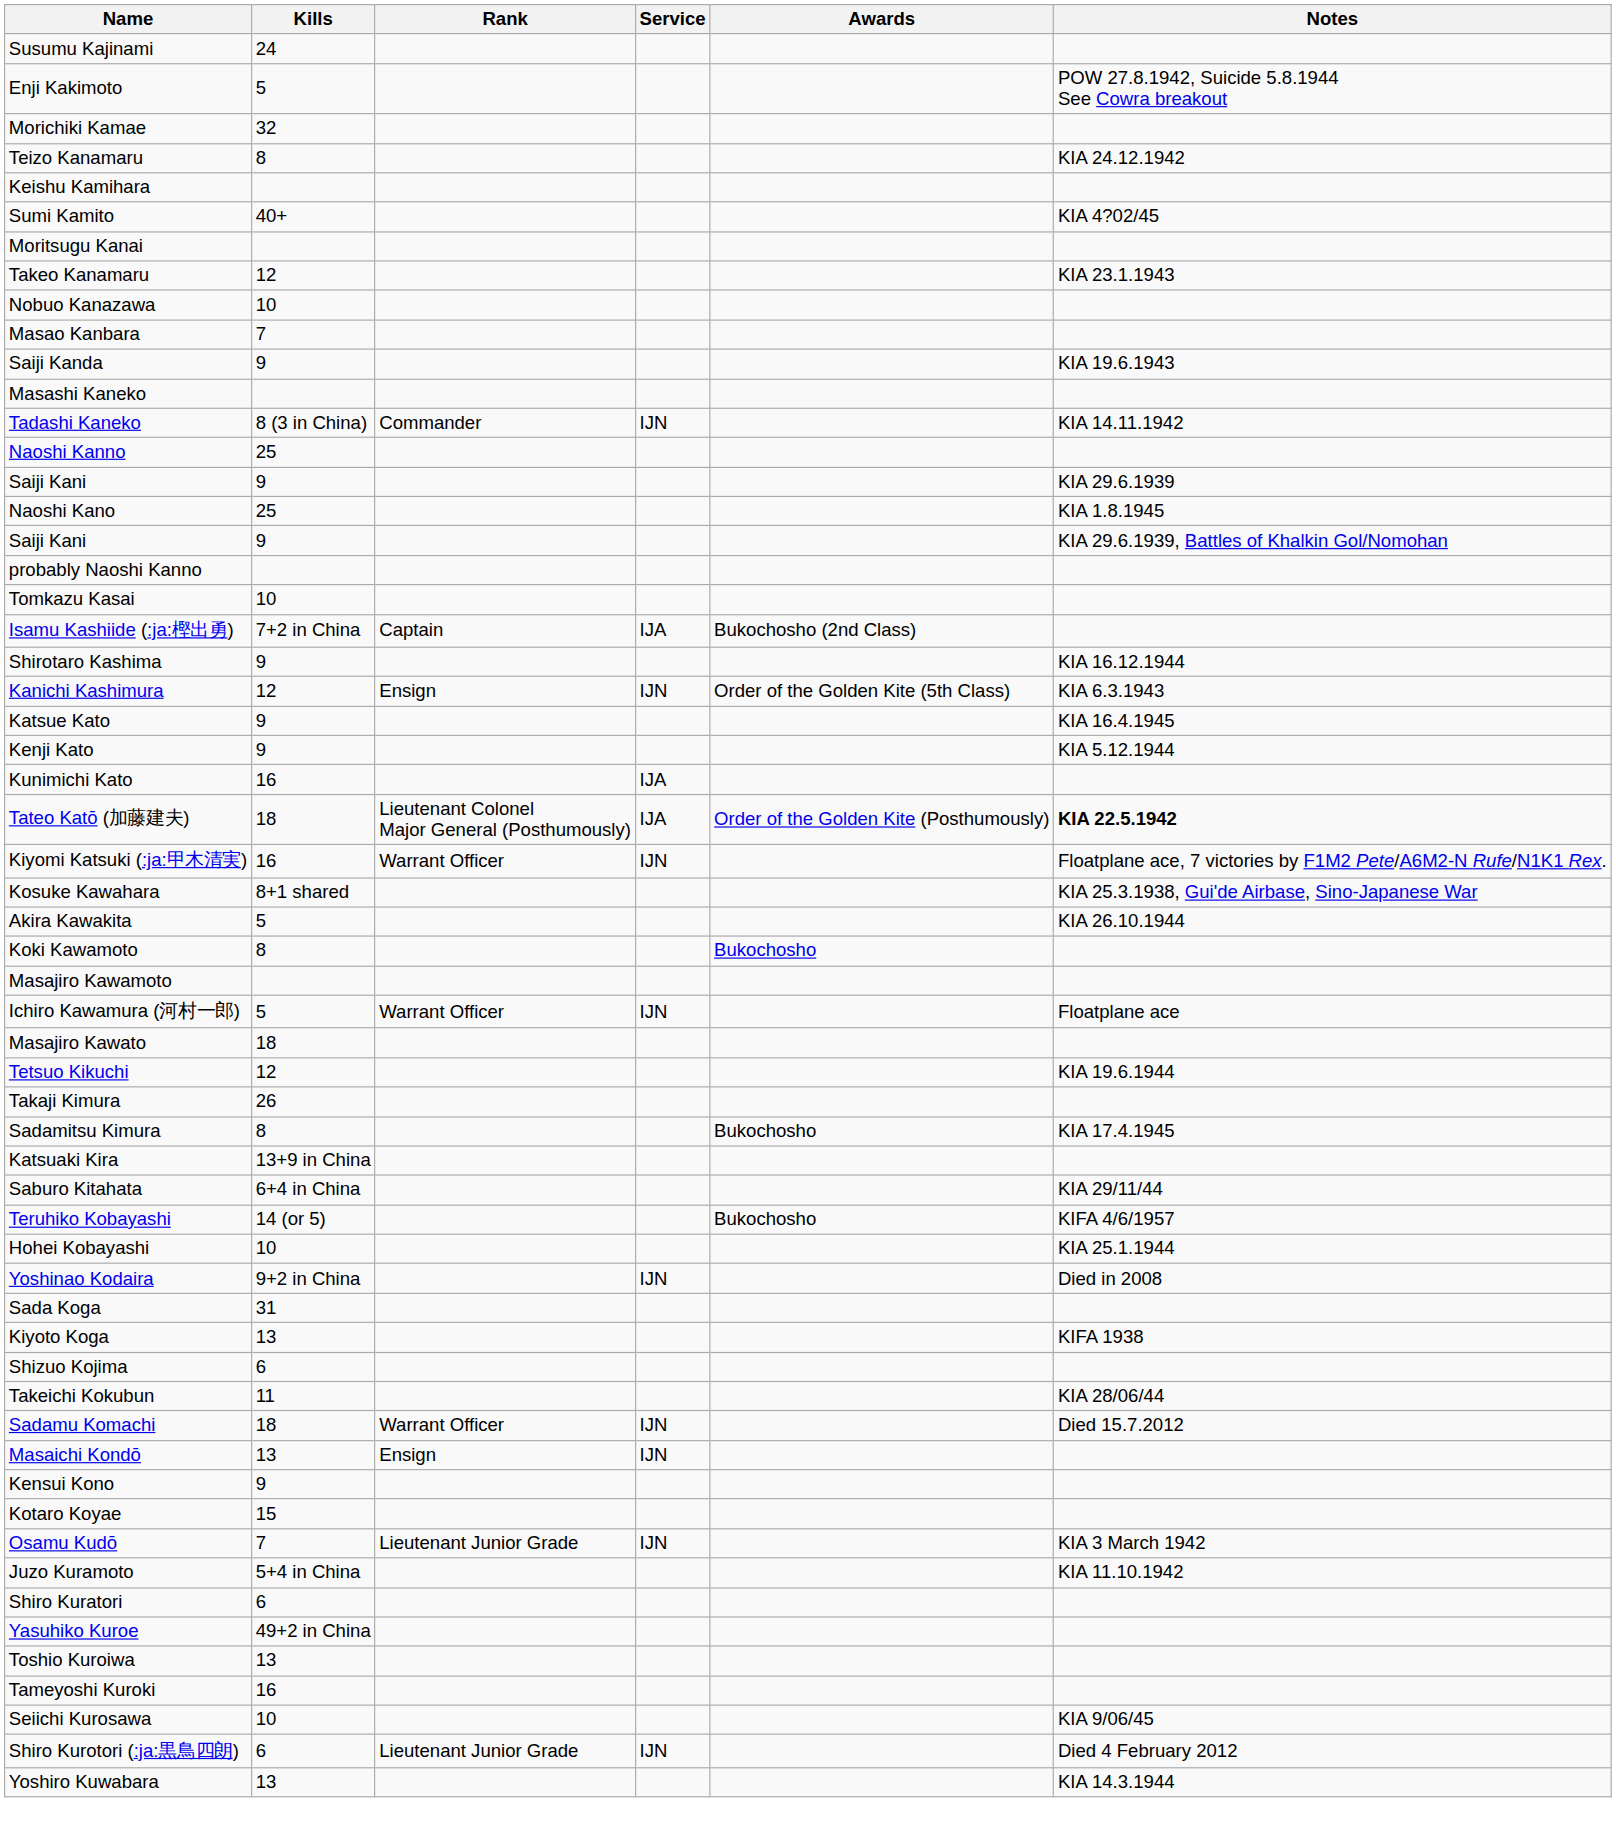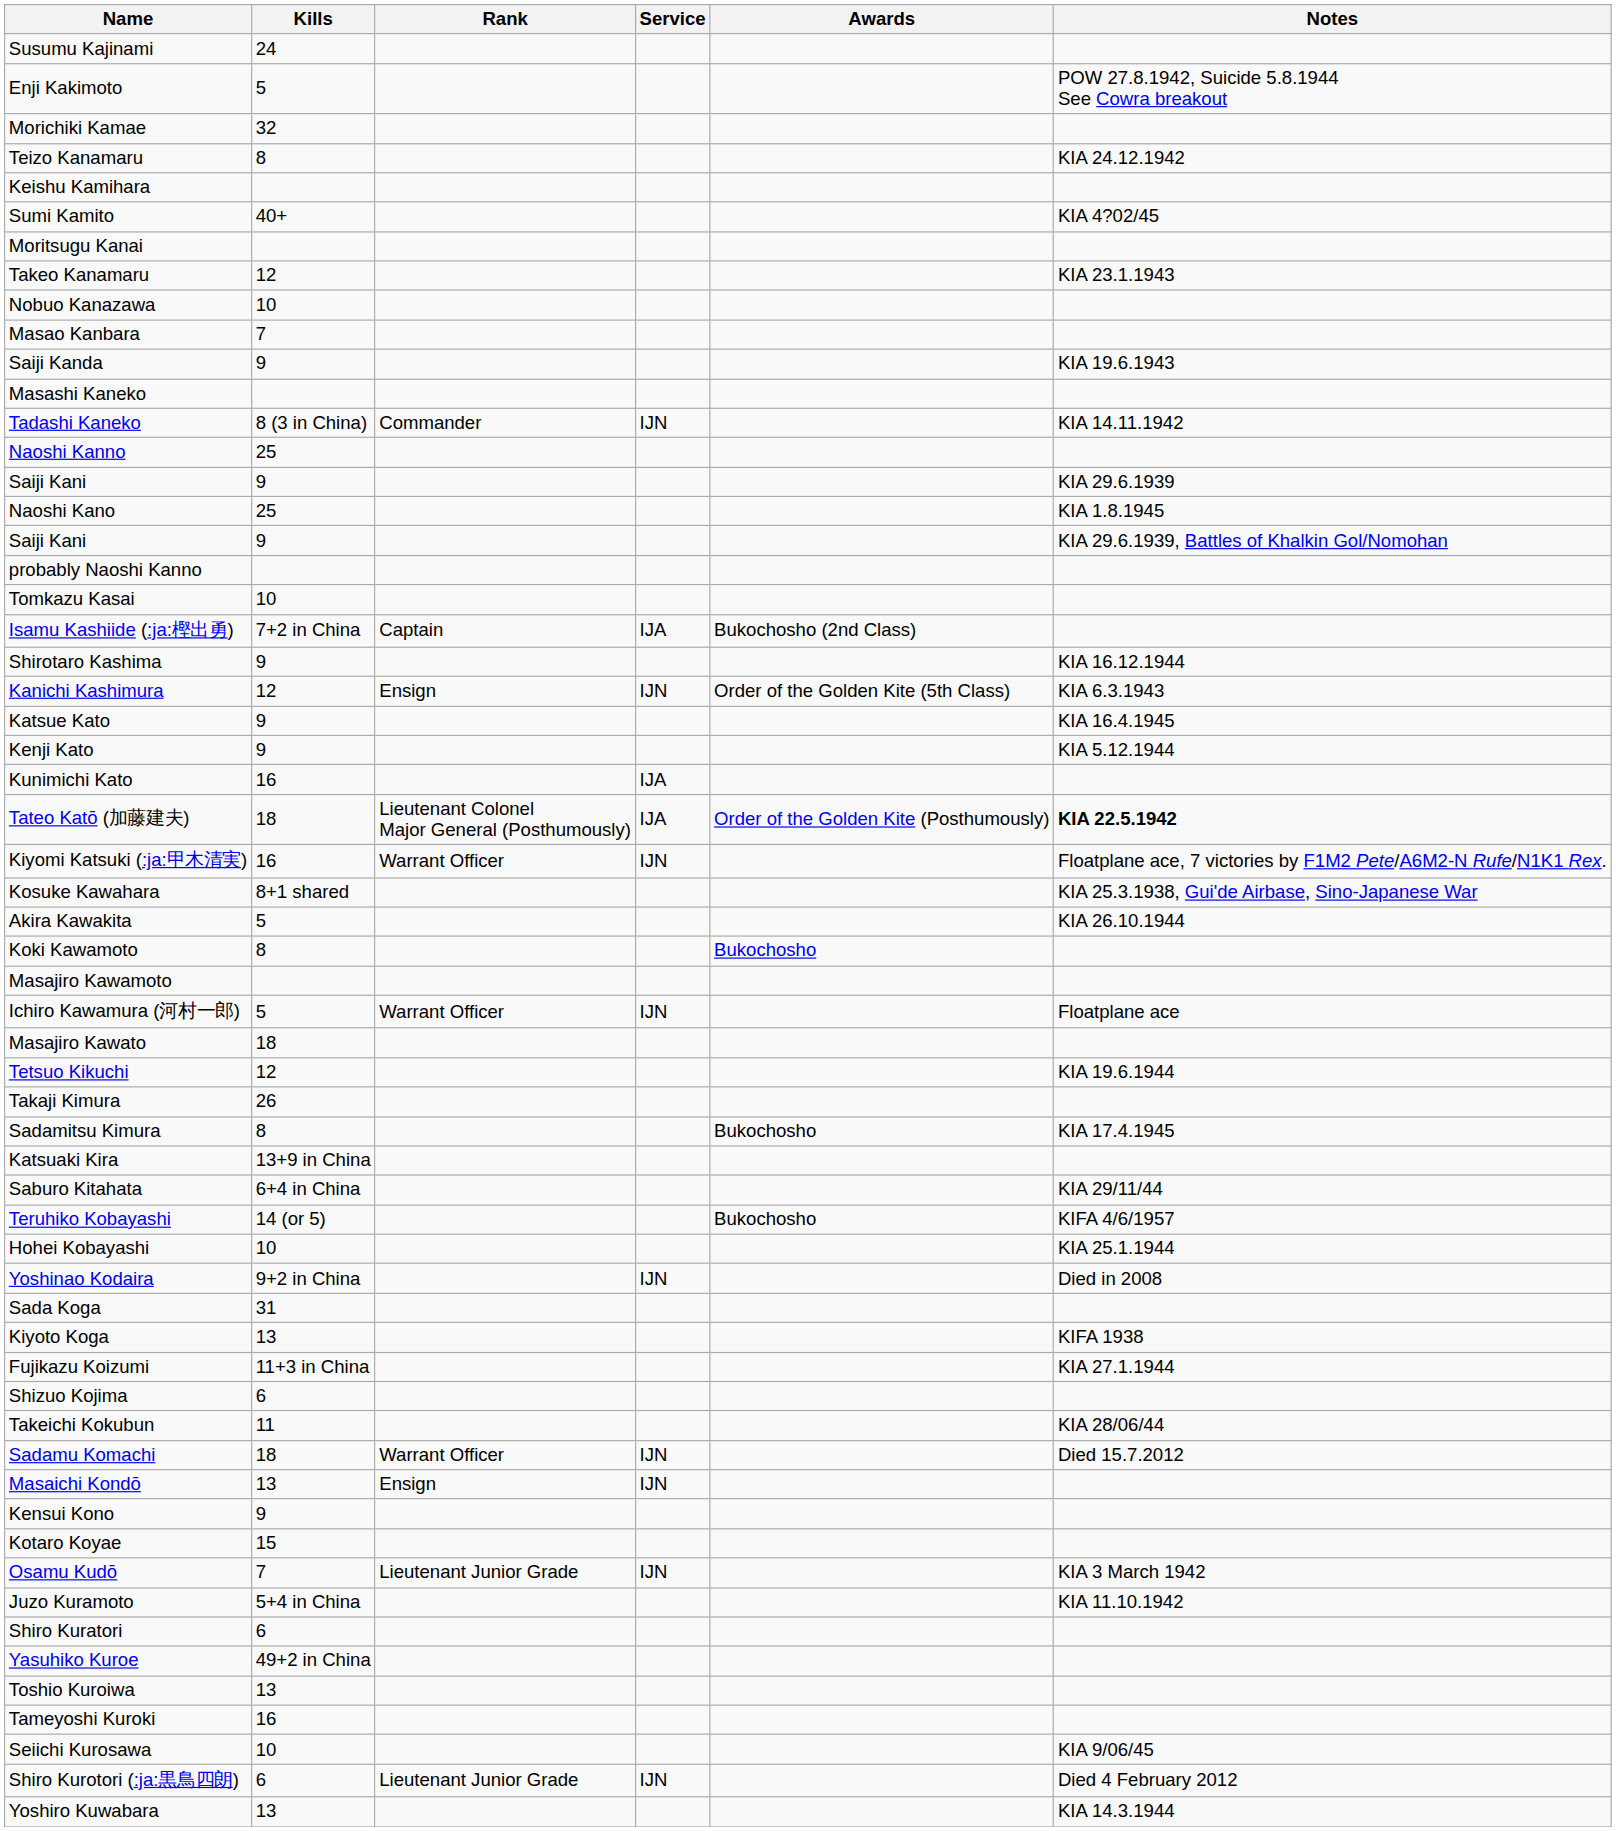+ row: (79, 1366)
